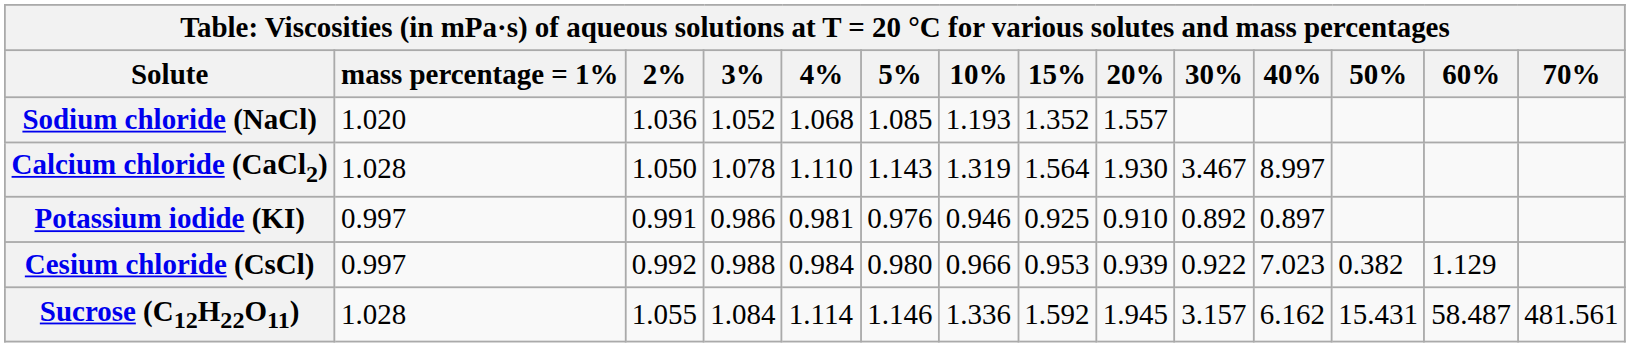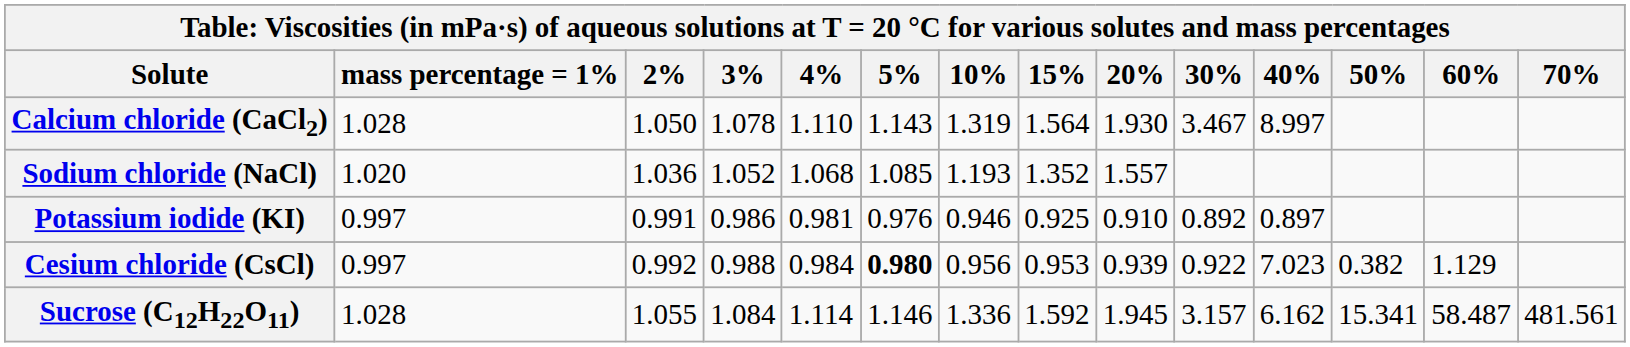rows swapped: (170, 119) <-> (170, 169)
(900, 264) normal -> (900, 264) bold
(978, 264) 0.966 -> (978, 264) 0.956
(1378, 314) 15.431 -> (1378, 314) 15.341
